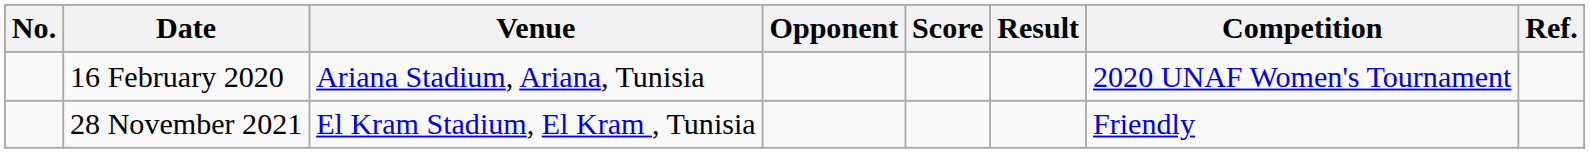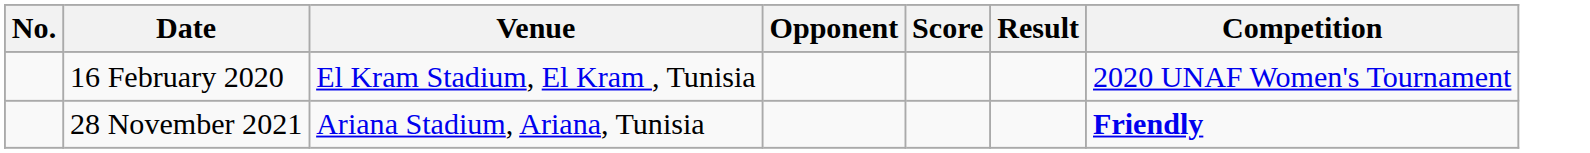- column: (1552, 28)
(510, 76) Ariana Stadium, Ariana, Tunisia -> (536, 76) El Kram Stadium, El Kram , Tunisia
(536, 123) El Kram Stadium, El Kram , Tunisia -> (510, 123) Ariana Stadium, Ariana, Tunisia
(1144, 123) normal -> (1148, 123) bold
